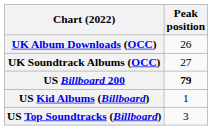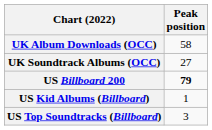(186, 44) 26 -> (186, 44) 58
